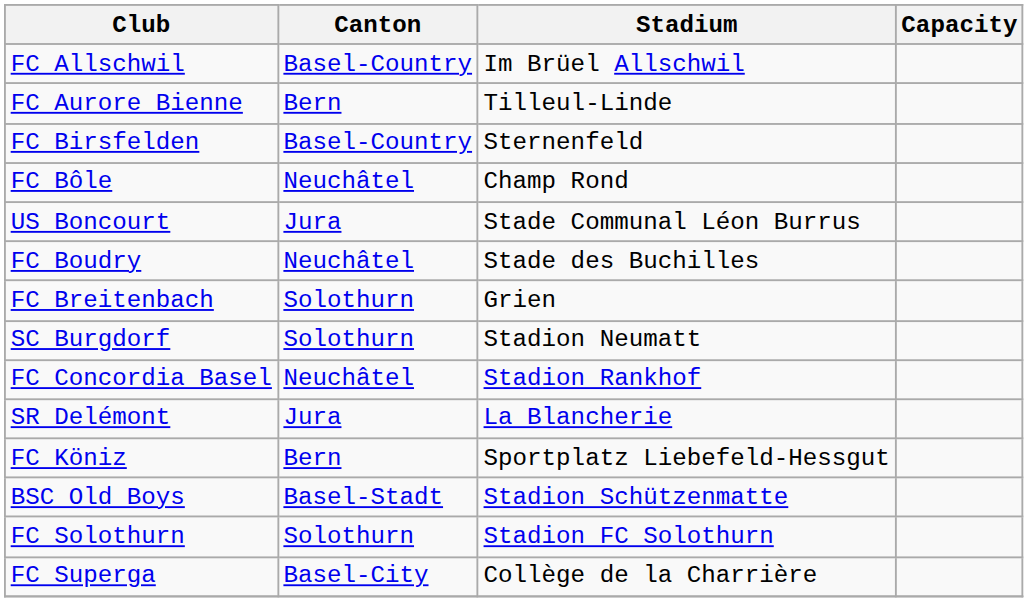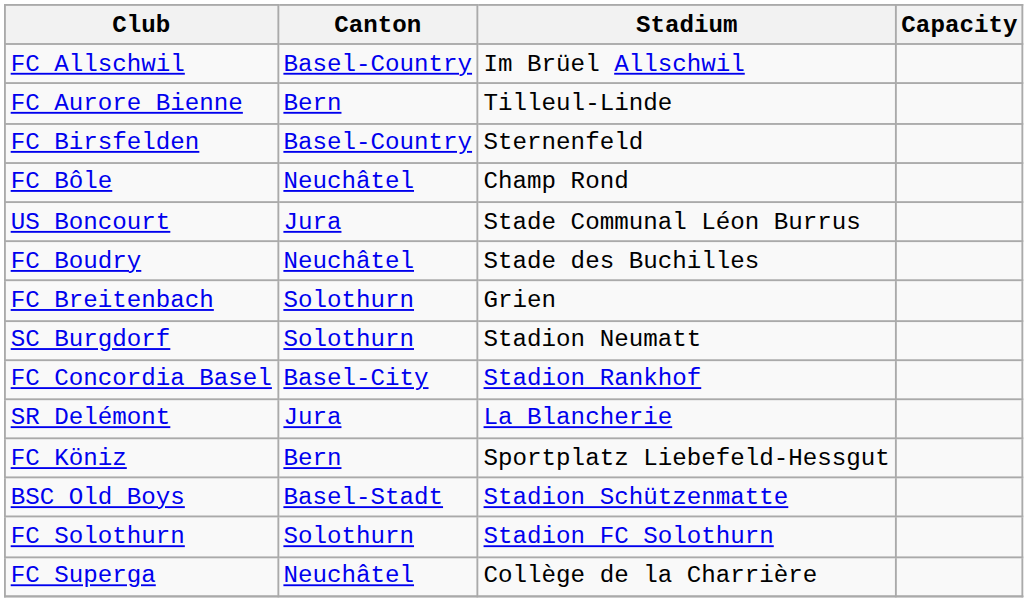(349, 379) Neuchâtel -> (356, 379) Basel-City
(356, 576) Basel-City -> (349, 576) Neuchâtel
